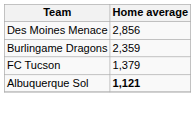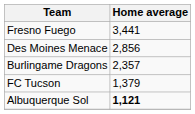+ row: (41, 30)
(126, 48) 2,359 -> (126, 65) 2,357
